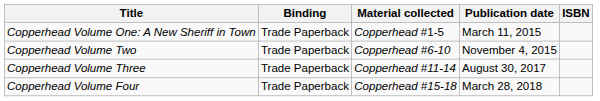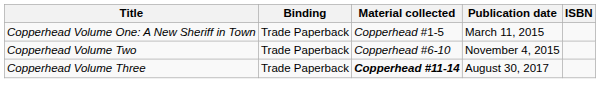(405, 68) normal -> (407, 68) bold
- row: (73, 86)
